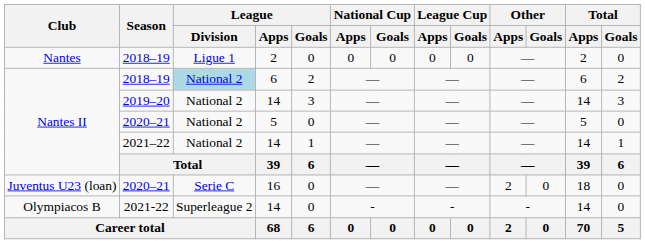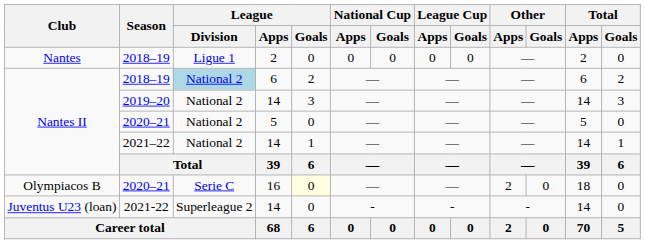(62, 185) Juventus U23 (loan) -> (62, 185) Olympiacos B
(311, 185) no background -> (311, 185) lightyellow background
(62, 206) Olympiacos B -> (62, 206) Juventus U23 (loan)
